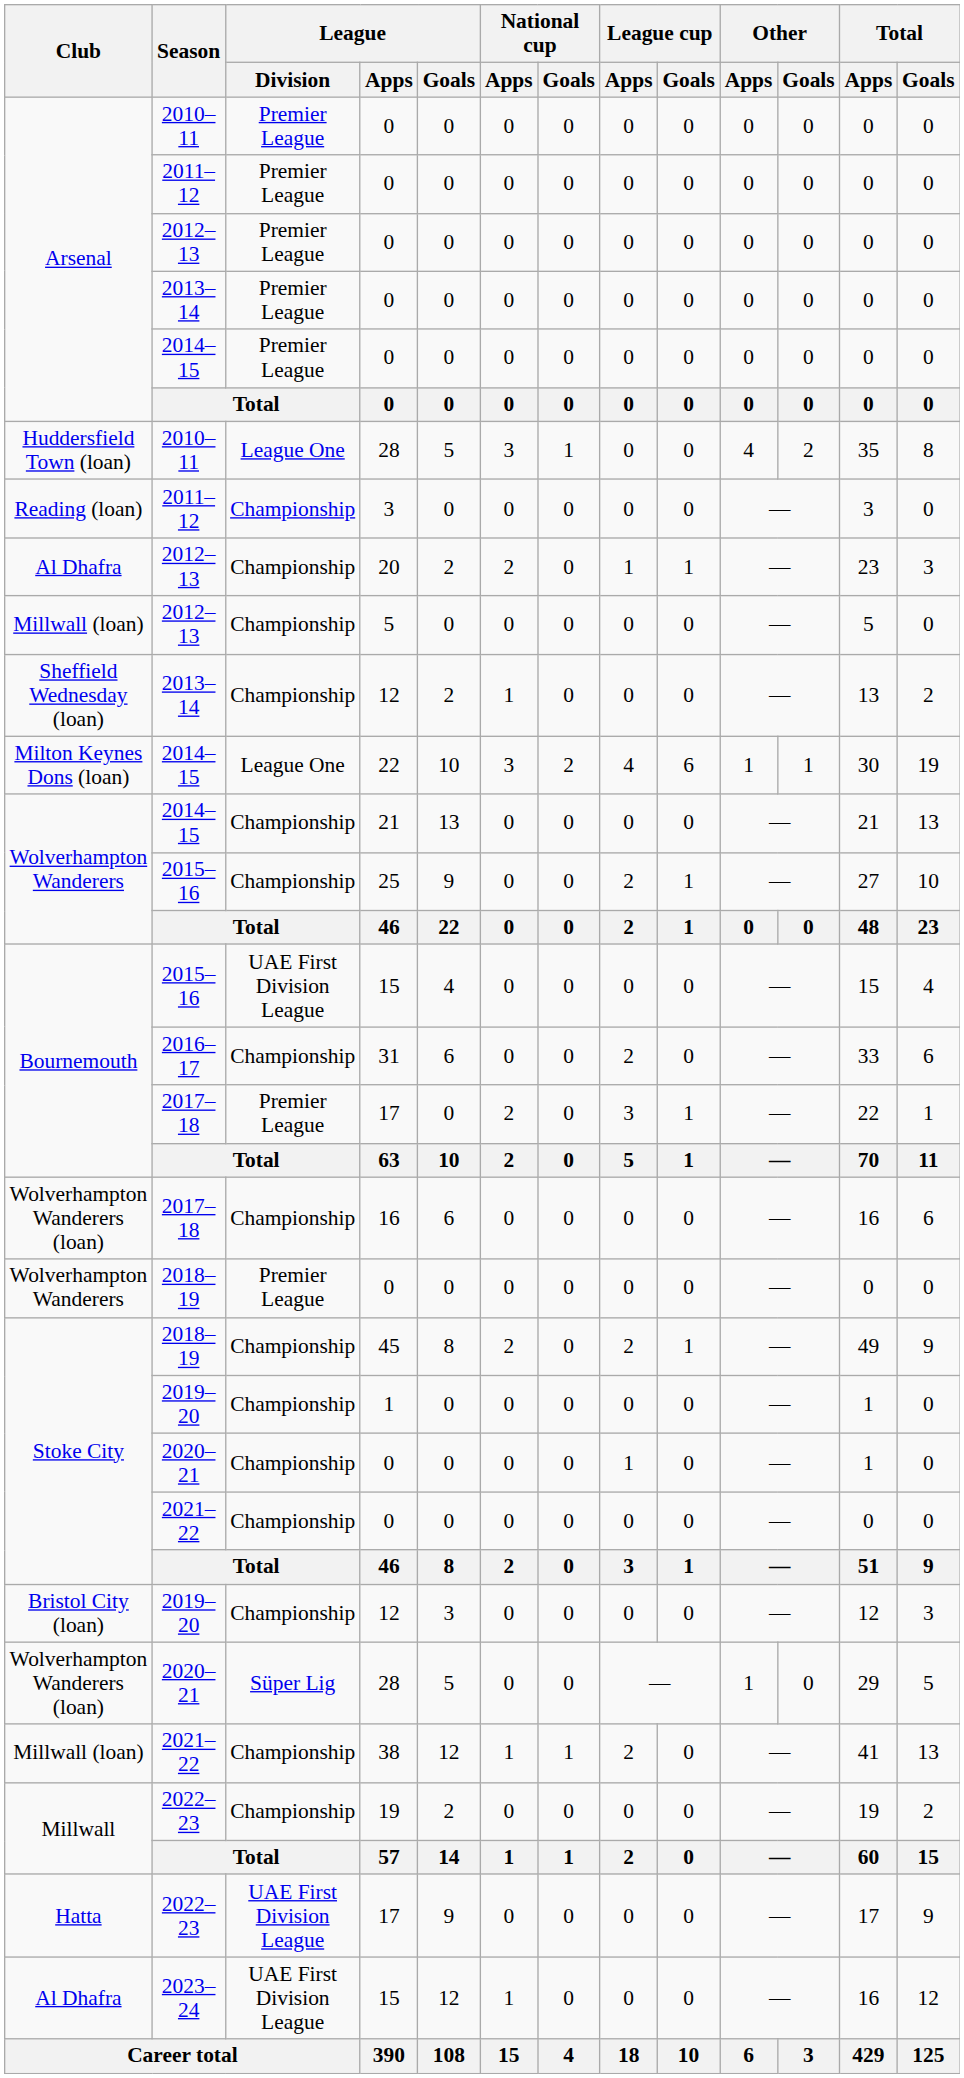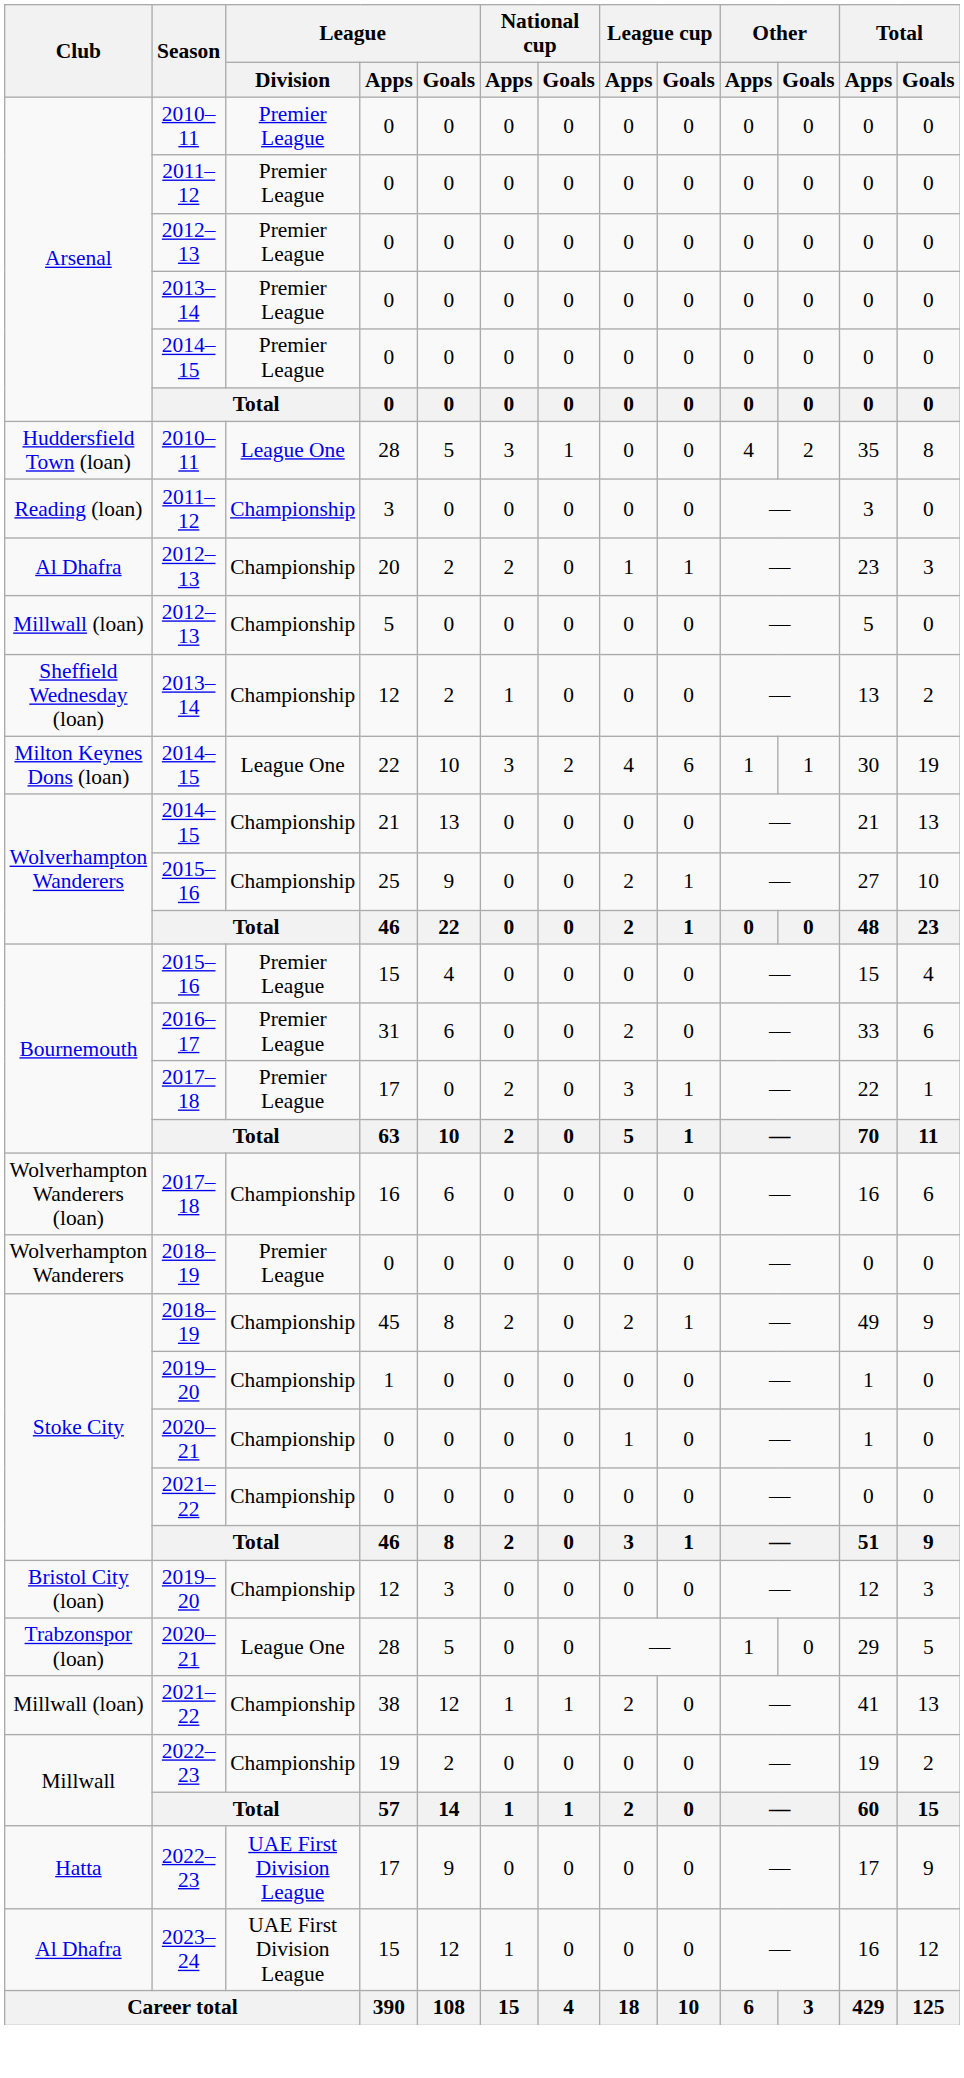(293, 985) UAE First Division League -> (293, 973) Premier League
(293, 1055) Championship -> (293, 1031) Premier League
(78, 1682) Wolverhampton Wanderers (loan) -> (78, 1646) Trabzonspor (loan)
(293, 1682) Süper Lig -> (293, 1646) League One
